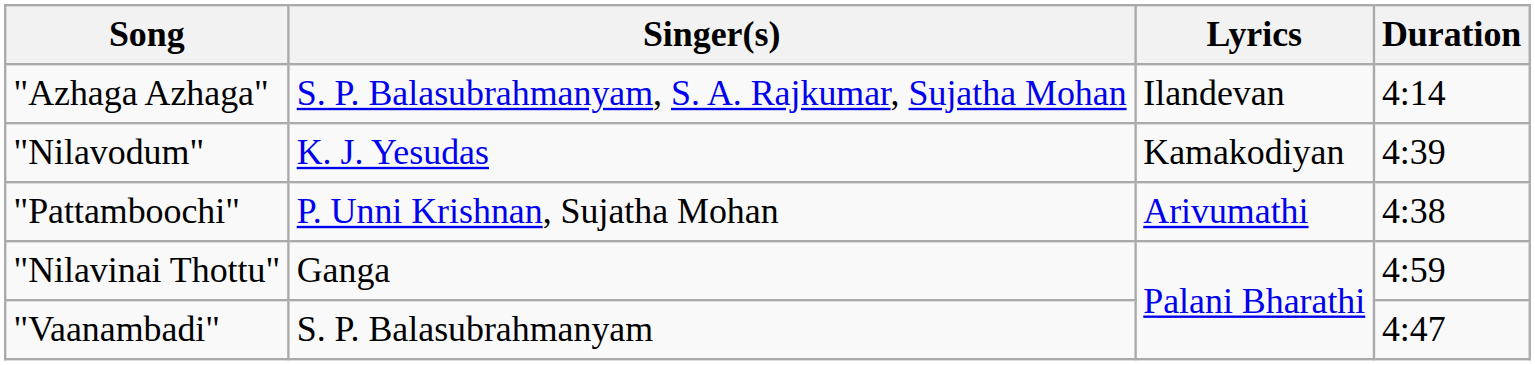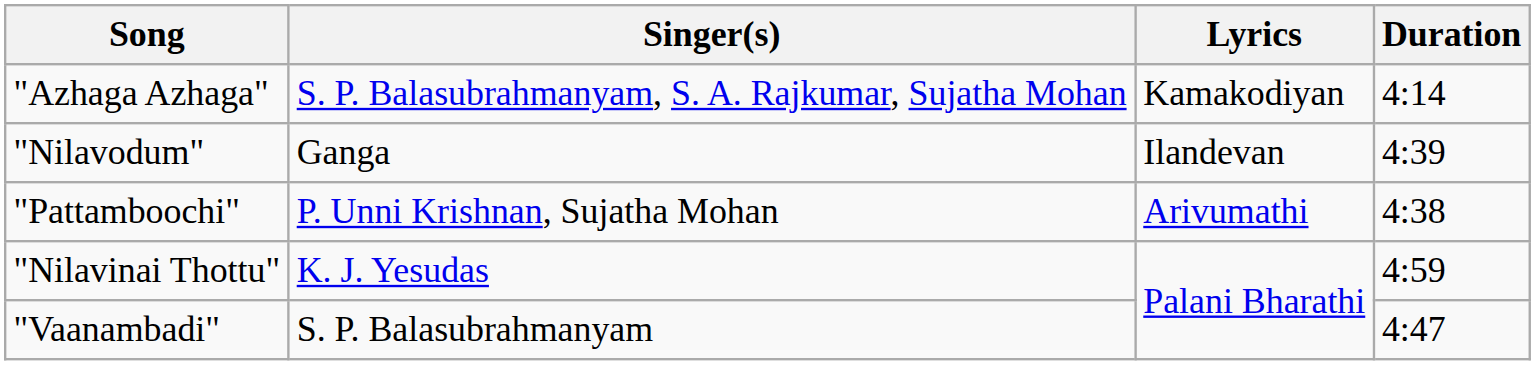(1214, 93) Ilandevan -> (1244, 93) Kamakodiyan
(393, 152) K. J. Yesudas -> (343, 152) Ganga
(1244, 152) Kamakodiyan -> (1214, 152) Ilandevan
(343, 270) Ganga -> (393, 270) K. J. Yesudas
